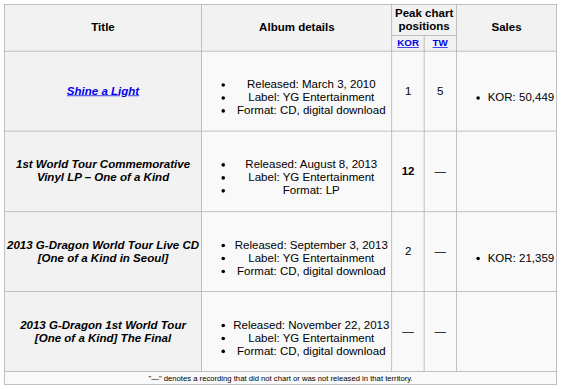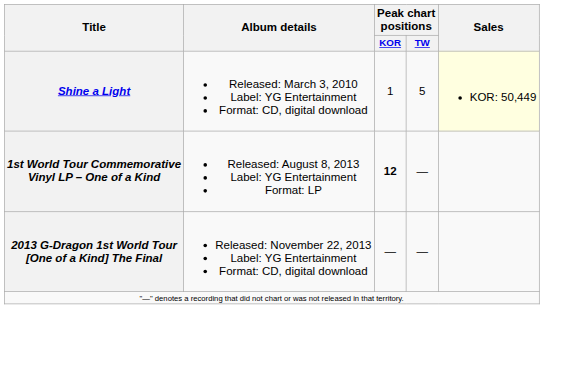(507, 98) no background -> (489, 98) lightyellow background
- row: (103, 251)
